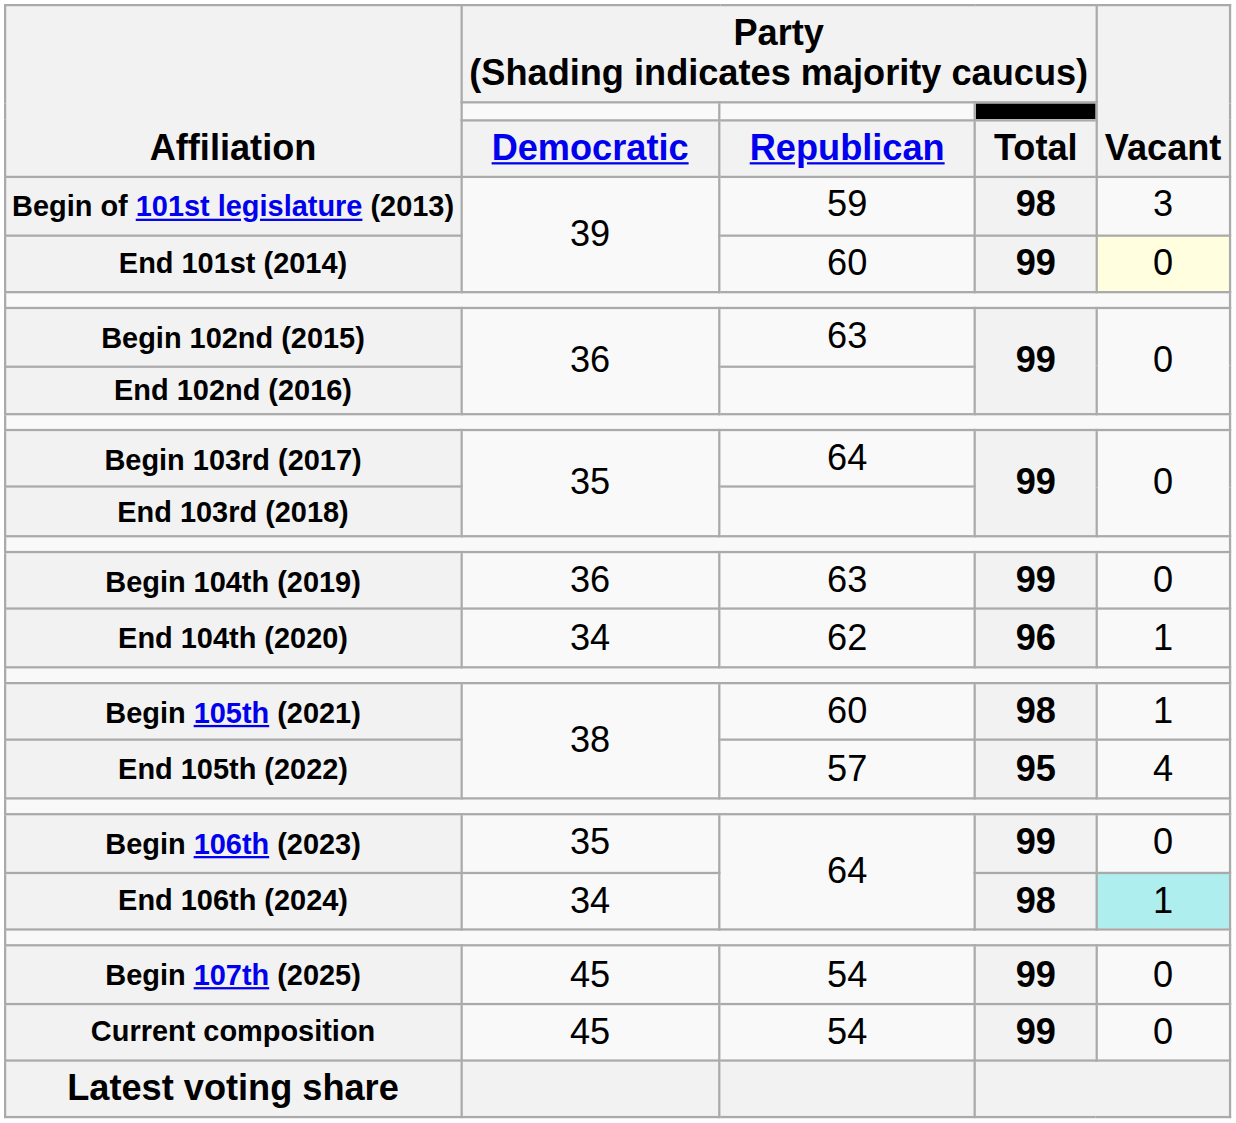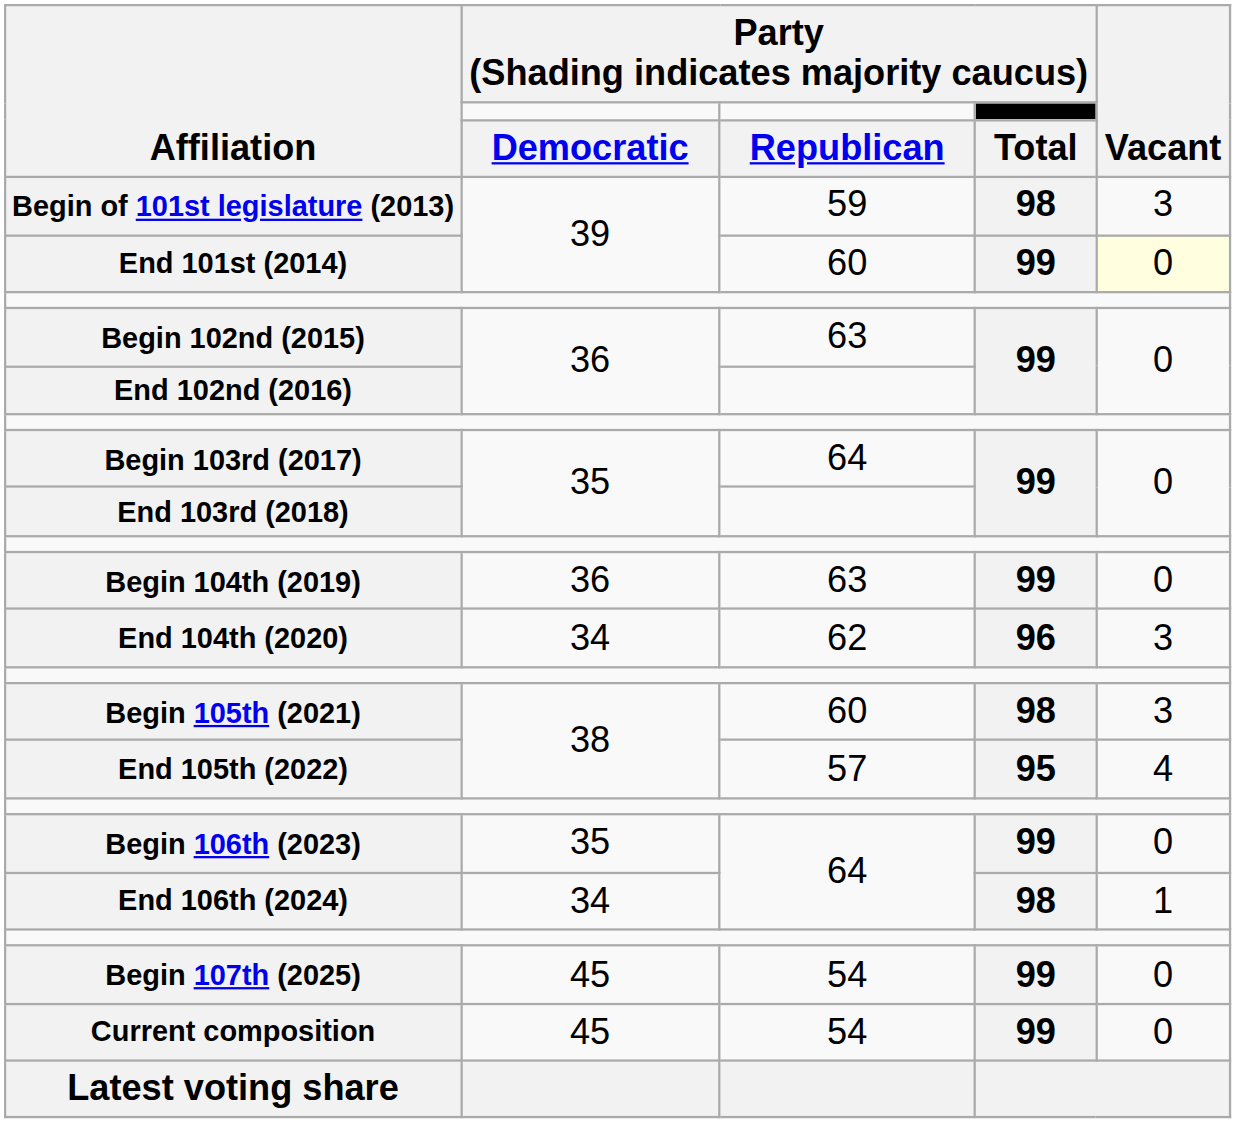(1163, 637) 1 -> (1163, 637) 3
(1163, 711) 1 -> (1163, 711) 3
(1163, 900) paleturquoise background -> (1163, 900) no background
